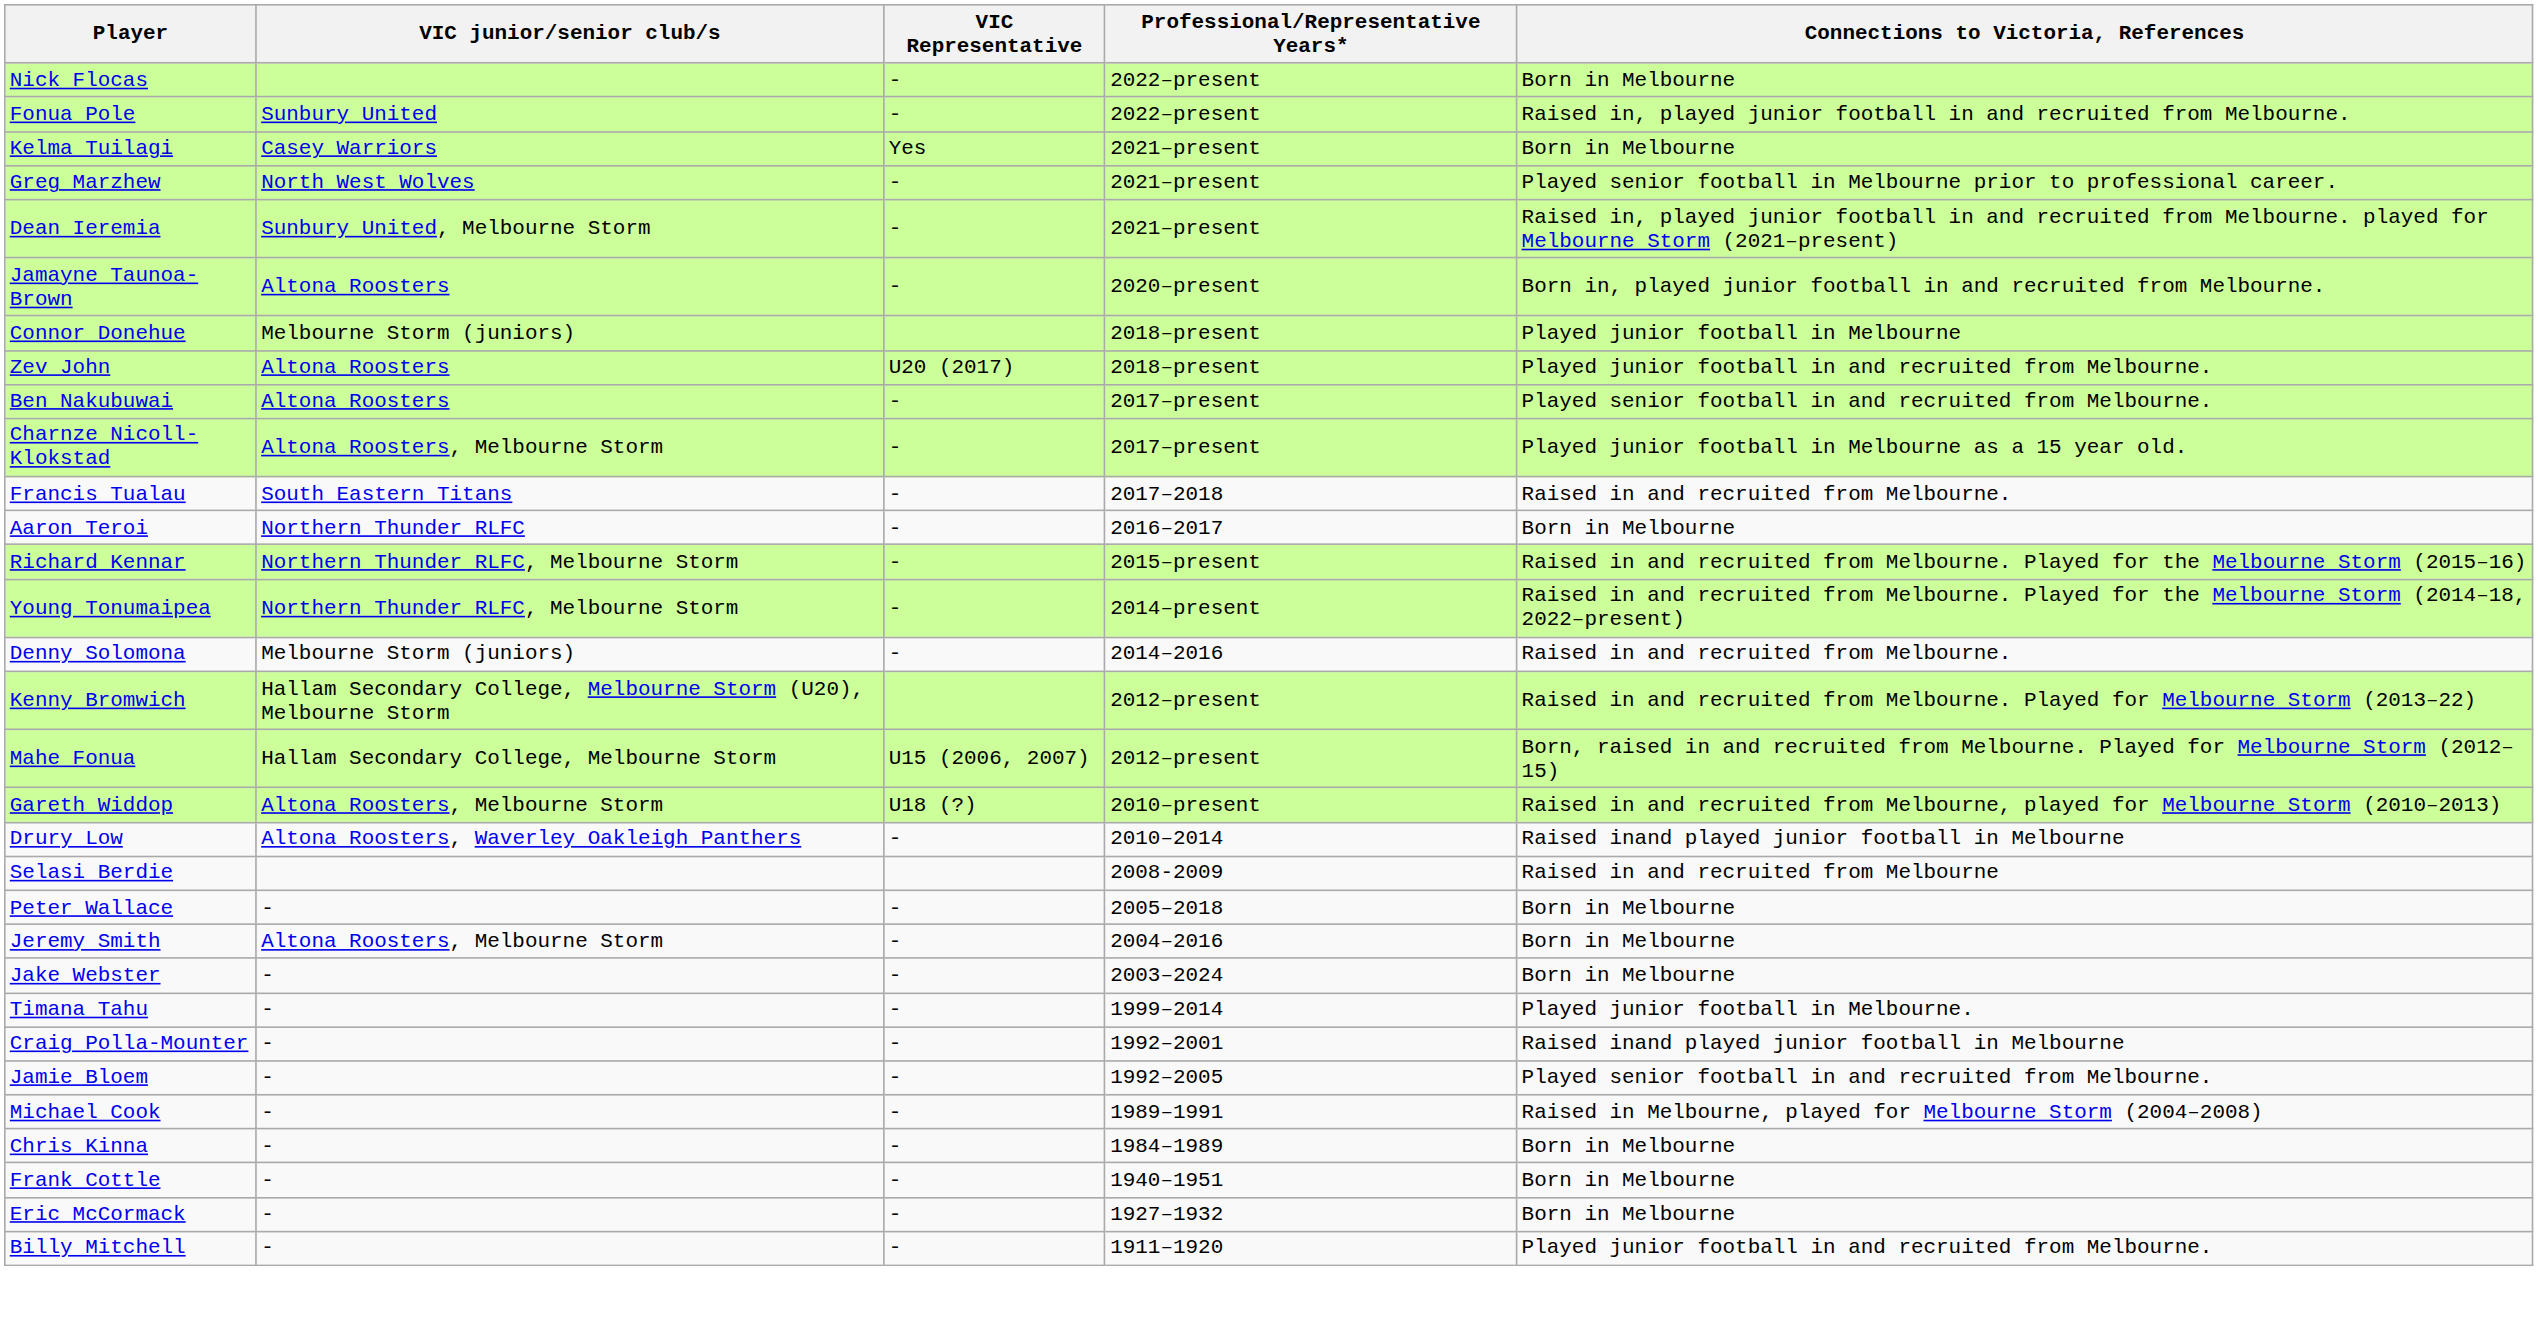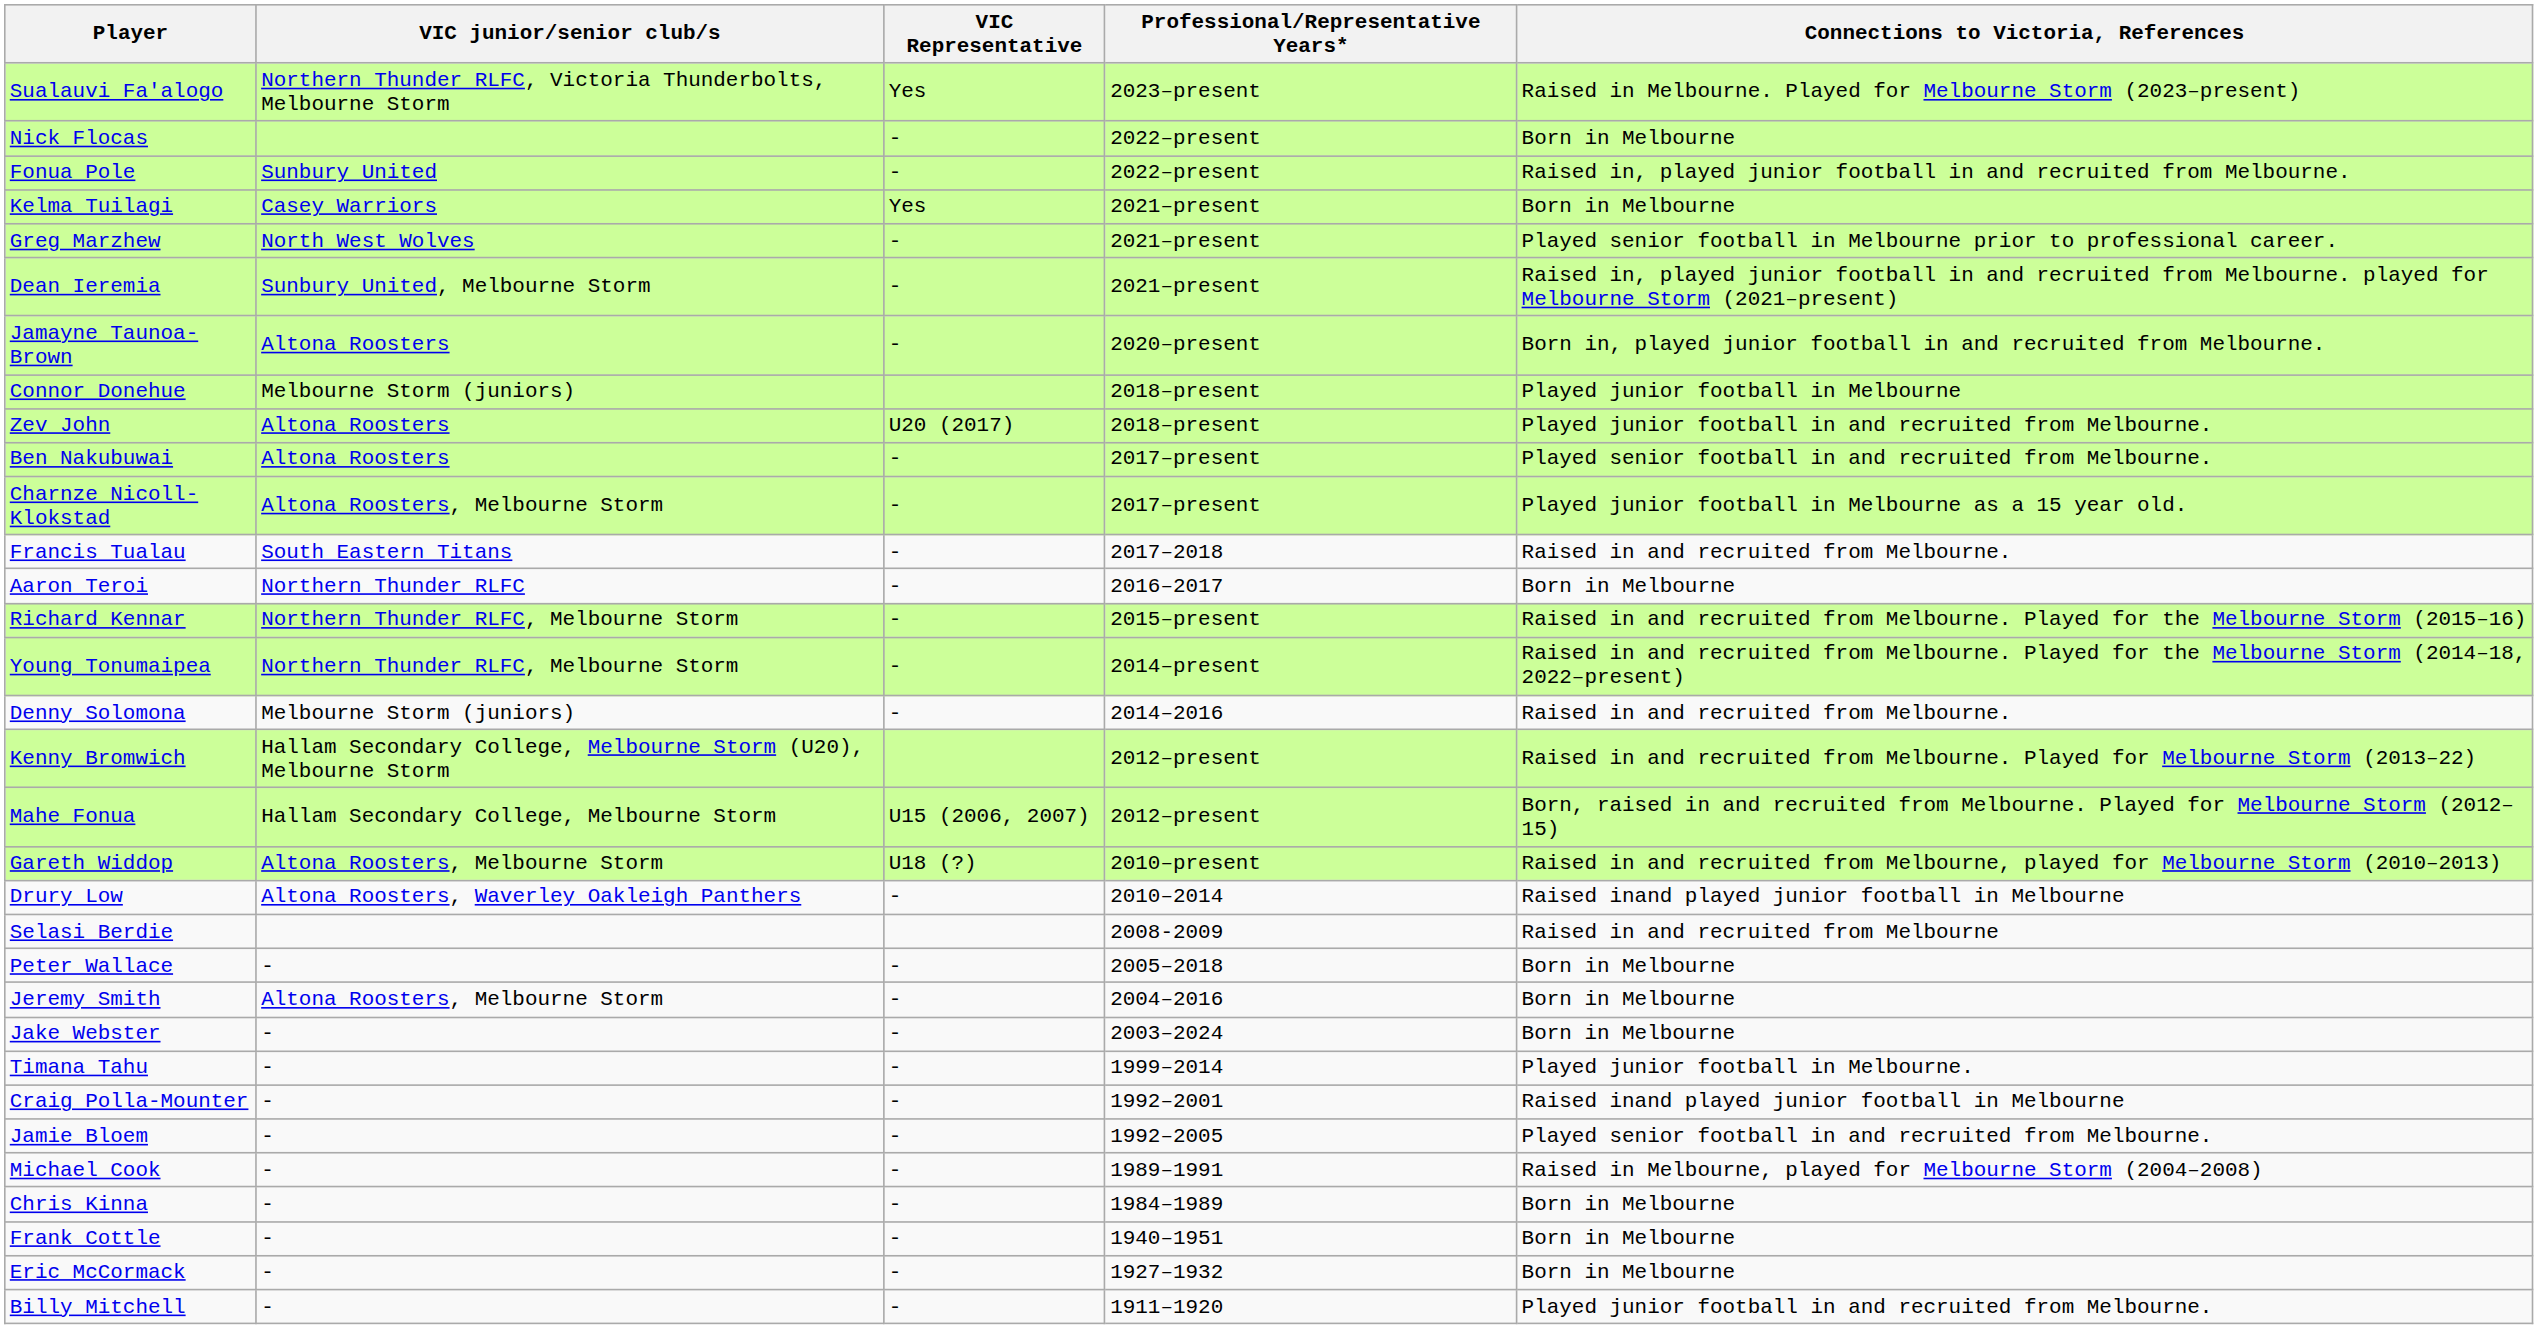+ row: (117, 92)
